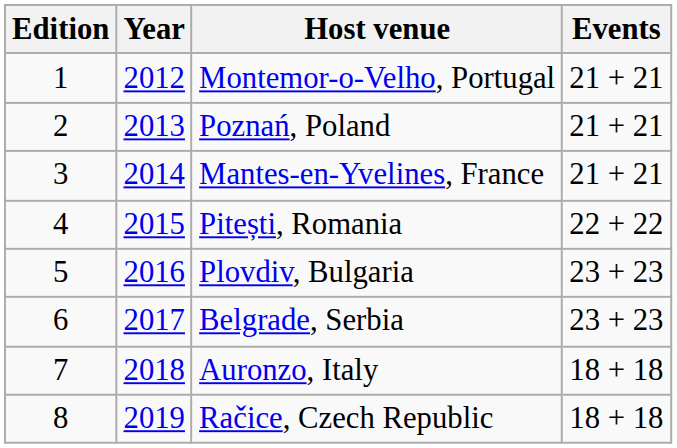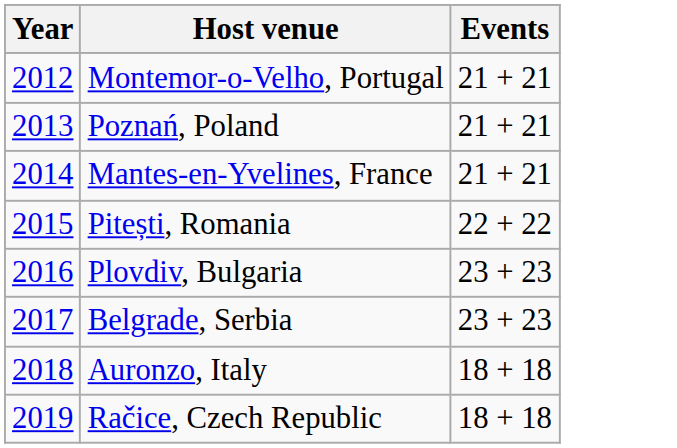- column: (61, 28)
